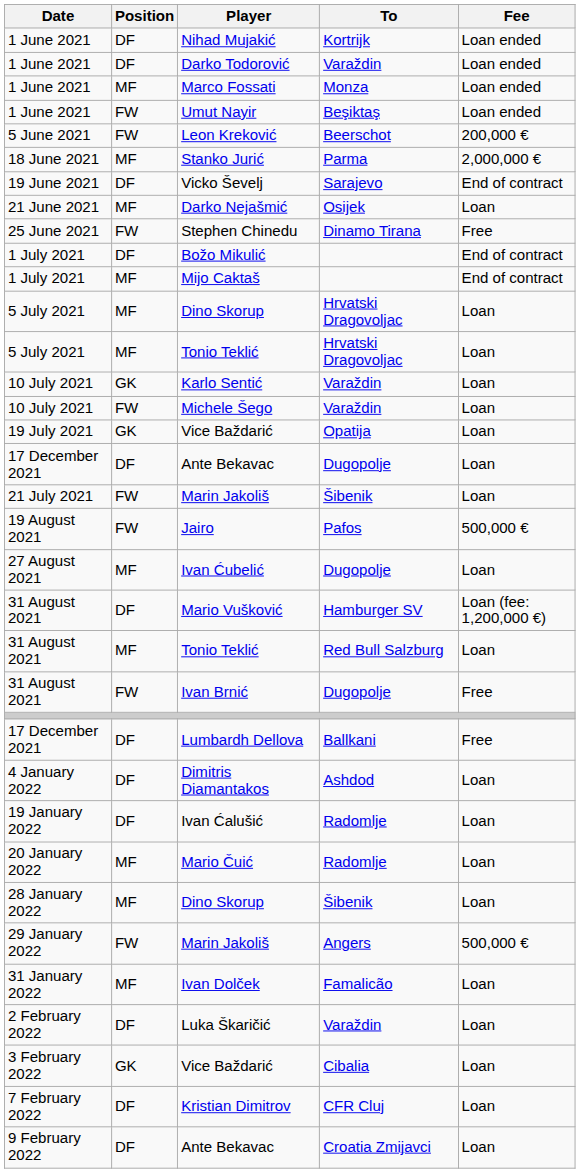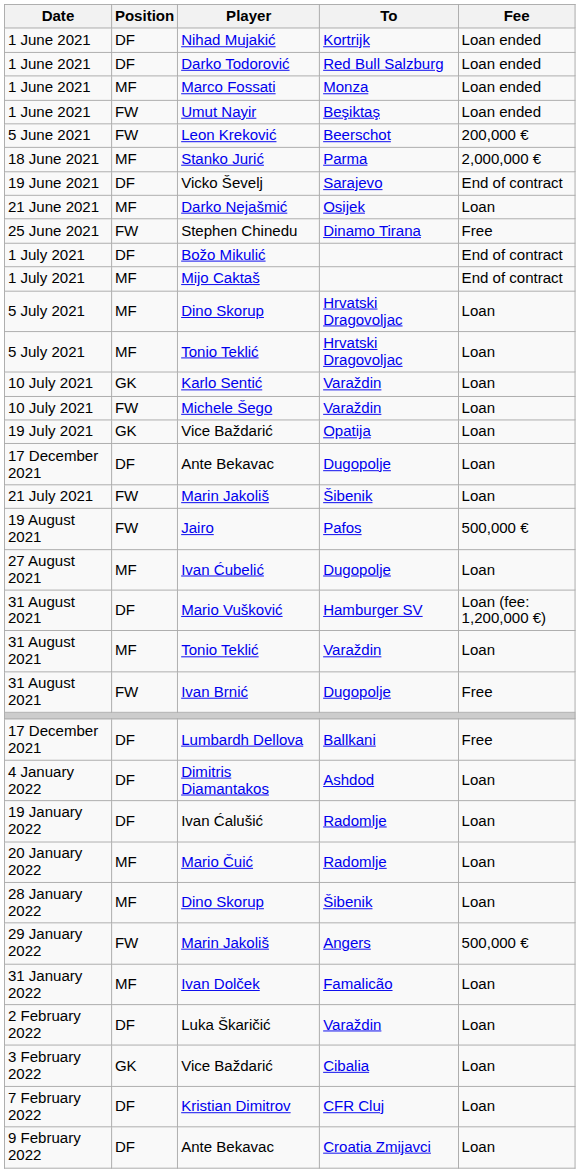(352, 64) Varaždin -> (383, 64) Red Bull Salzburg
(383, 651) Red Bull Salzburg -> (352, 651) Varaždin
